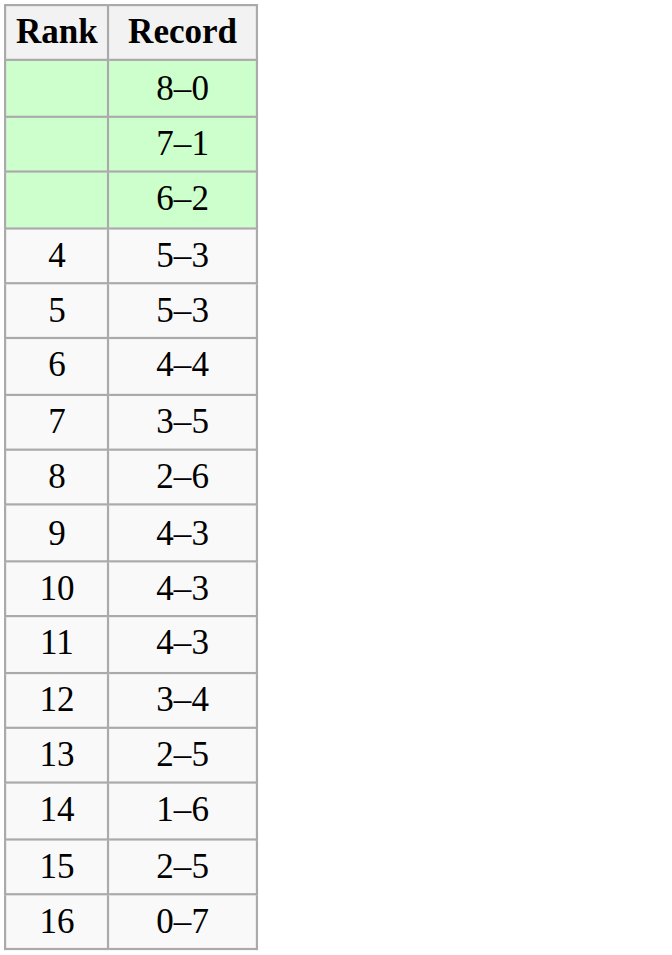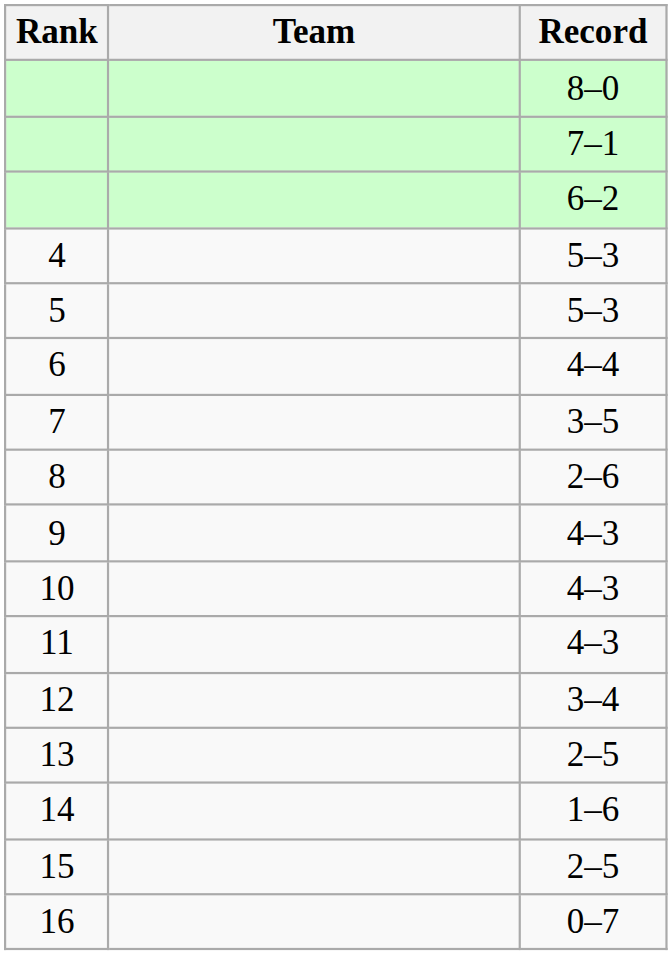+ column: (314, 32)
